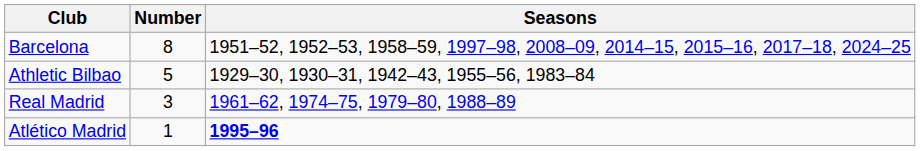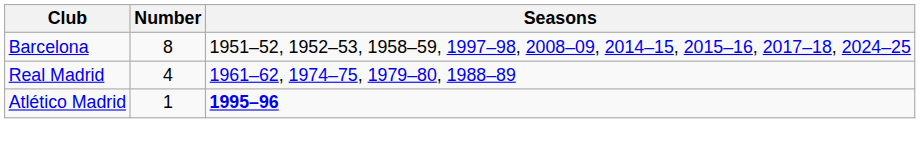- row: (65, 74)
(168, 103) 3 -> (168, 74) 4
